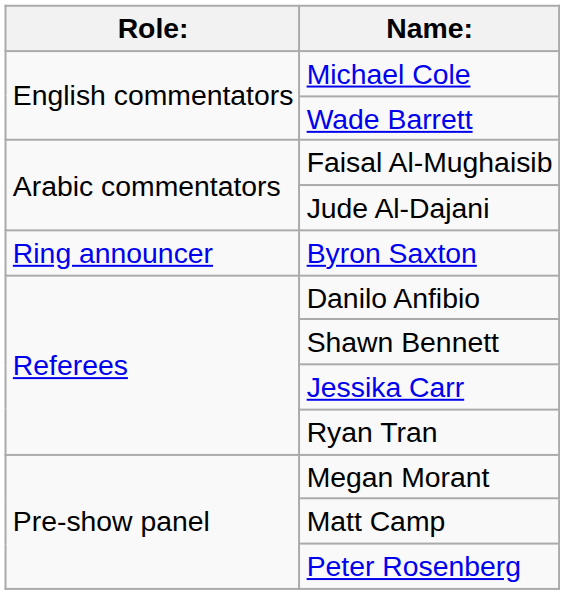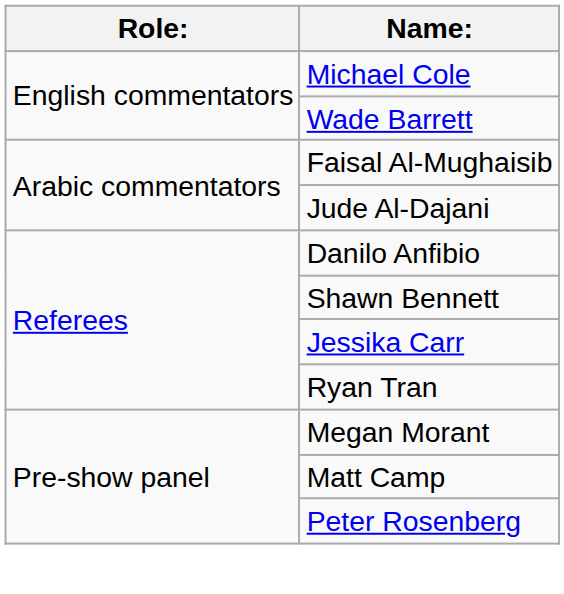- row: (392, 253)
